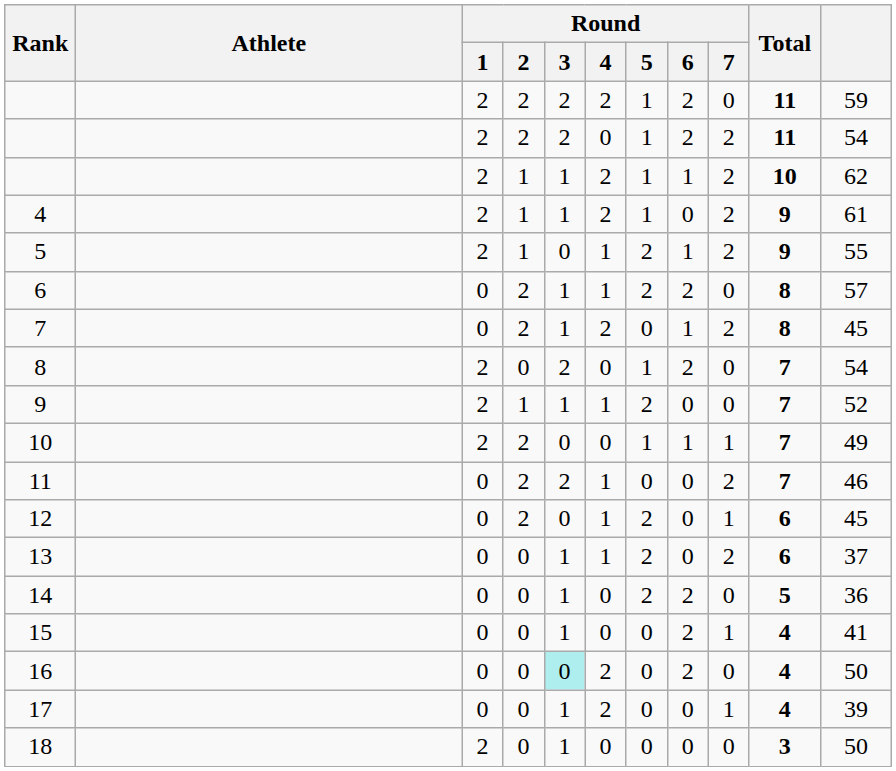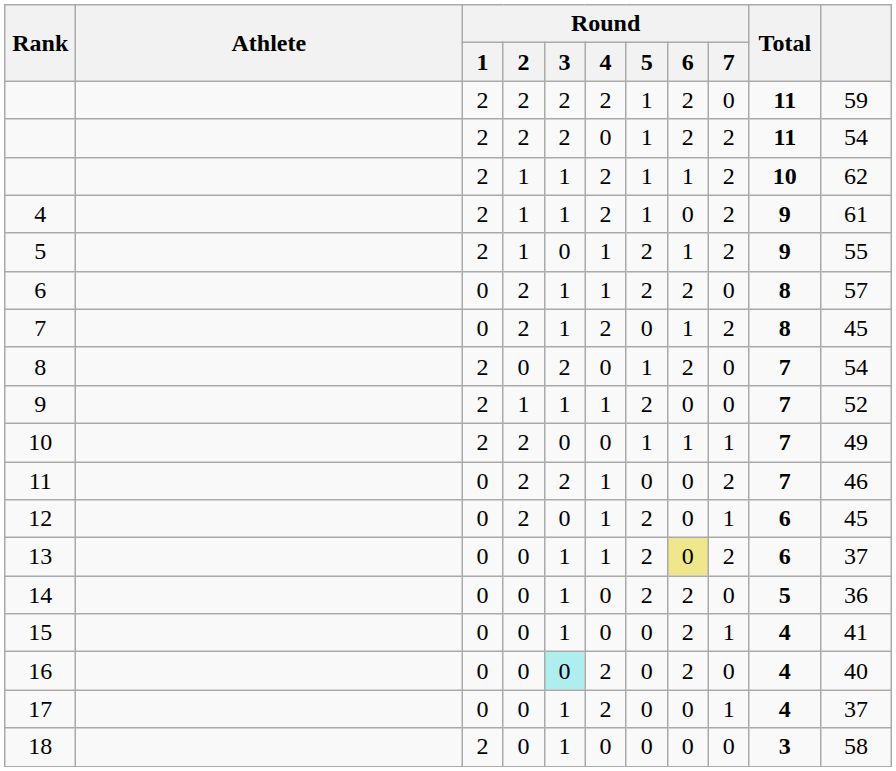(688, 556) no background -> (688, 556) khaki background
(856, 670) 50 -> (856, 670) 40
(856, 708) 39 -> (856, 708) 37
(856, 746) 50 -> (856, 746) 58
